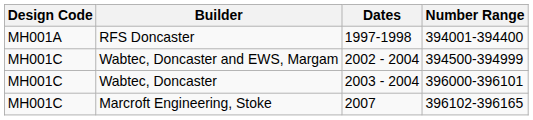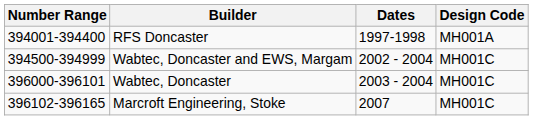columns swapped: (475, 15) <-> (50, 15)
